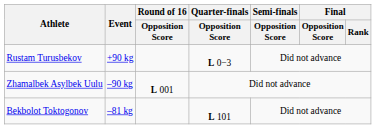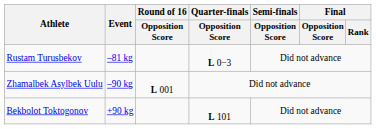(120, 58) +90 kg -> (120, 58) –81 kg
(120, 111) –81 kg -> (120, 111) +90 kg
